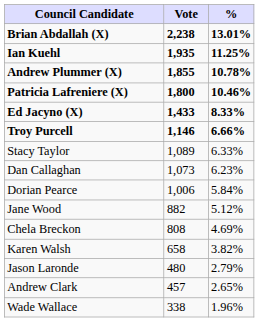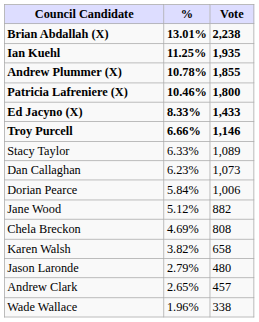columns swapped: (186, 14) <-> (231, 14)
